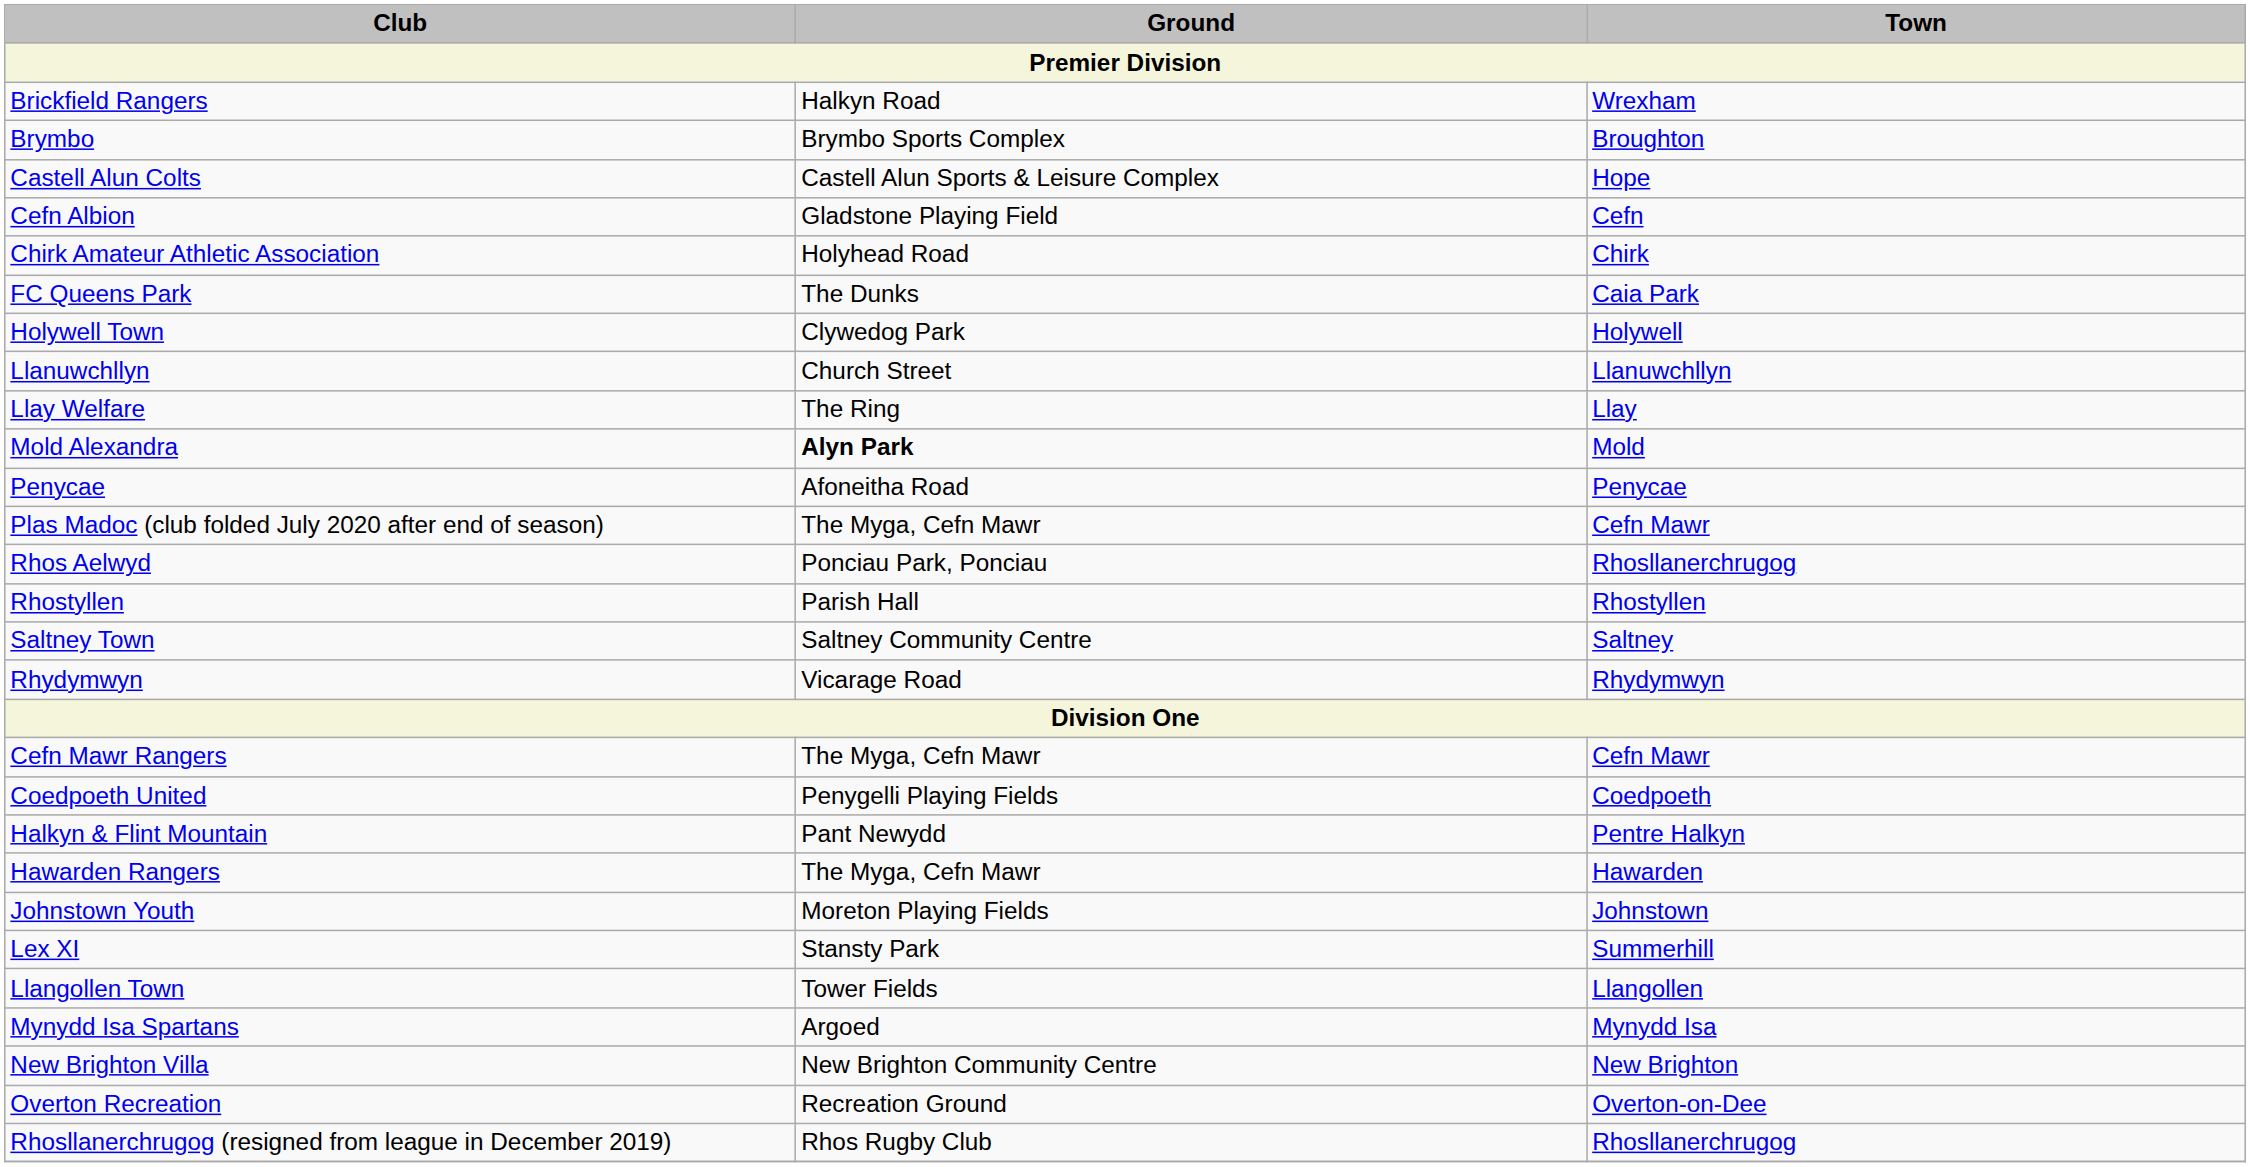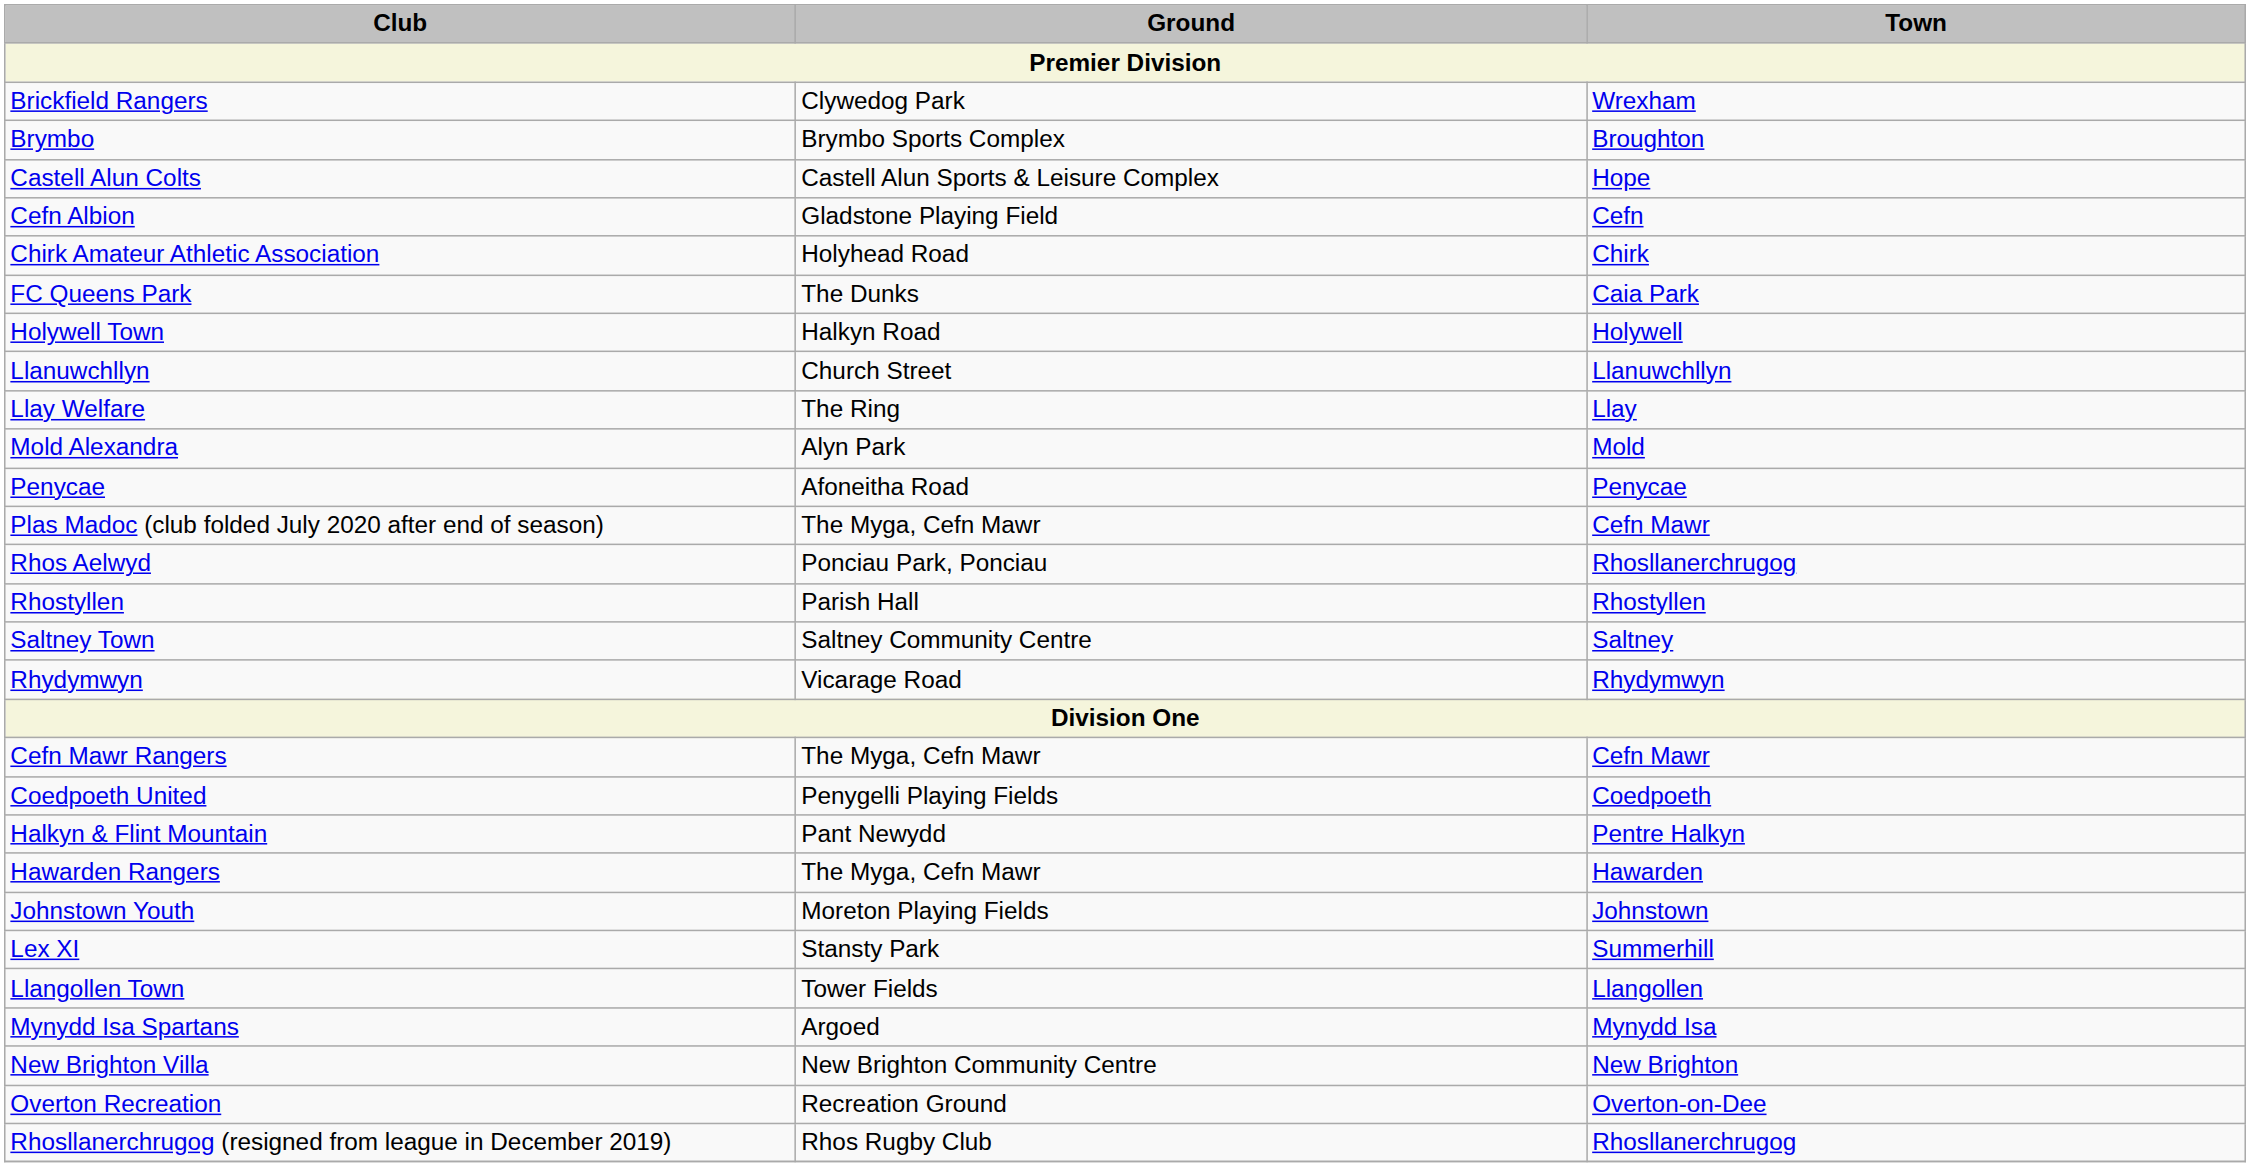(871, 100) Halkyn Road -> (883, 100) Clywedog Park
(883, 332) Clywedog Park -> (871, 332) Halkyn Road
(857, 448) bold -> (853, 448) normal
